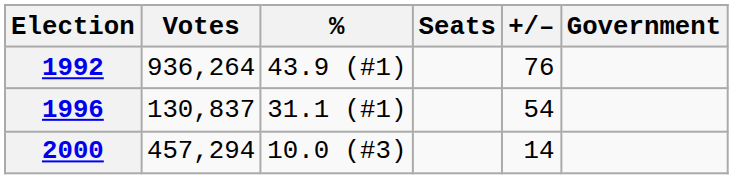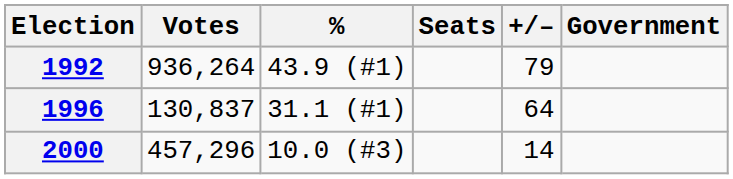(539, 68) 76 -> (539, 68) 79
(539, 110) 54 -> (539, 110) 64
(201, 152) 457,294 -> (201, 152) 457,296
